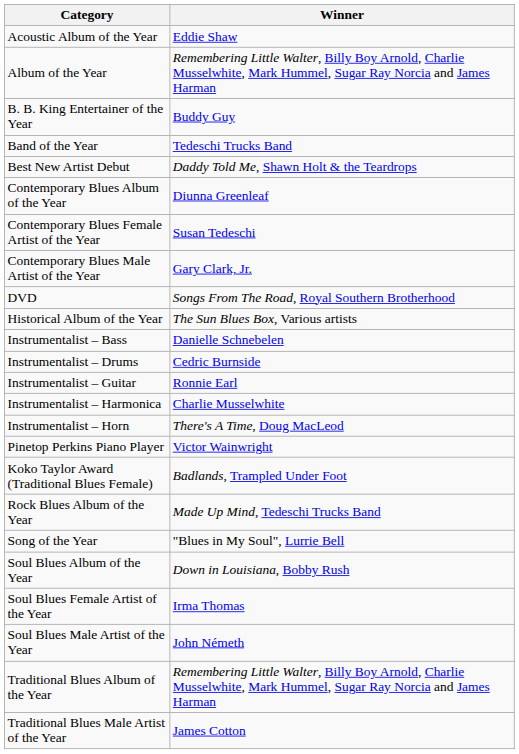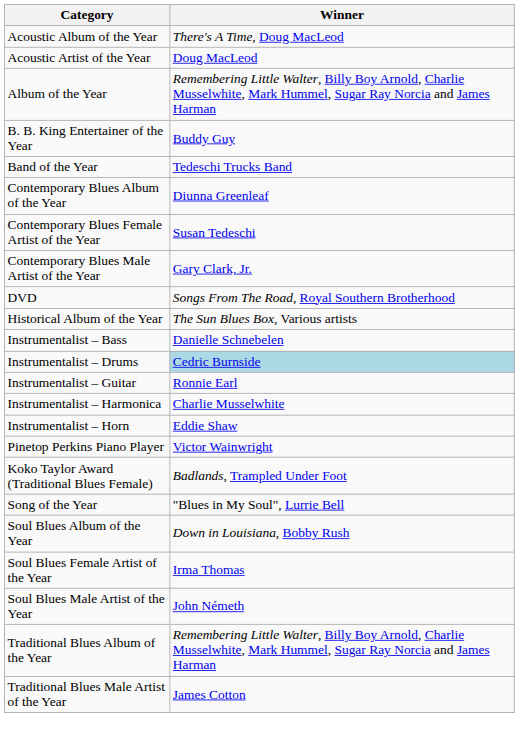(205, 36) Eddie Shaw -> (258, 36) There's A Time, Doug MacLeod
+ row: (79, 57)
- row: (69, 167)
(217, 361) no background -> (217, 361) lightblue background
(258, 425) There's A Time, Doug MacLeod -> (205, 425) Eddie Shaw
- row: (76, 512)
